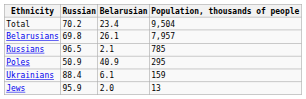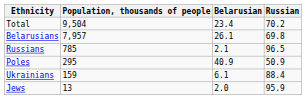columns swapped: (225, 11) <-> (79, 11)
